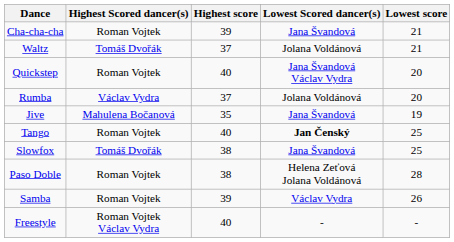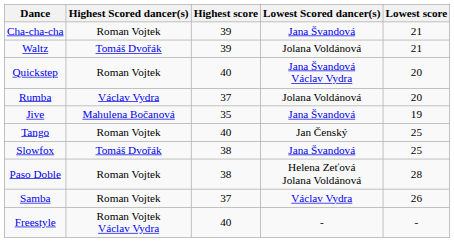(226, 48) 37 -> (226, 48) 39
(322, 132) bold -> (322, 132) normal
(226, 198) 39 -> (226, 198) 37
